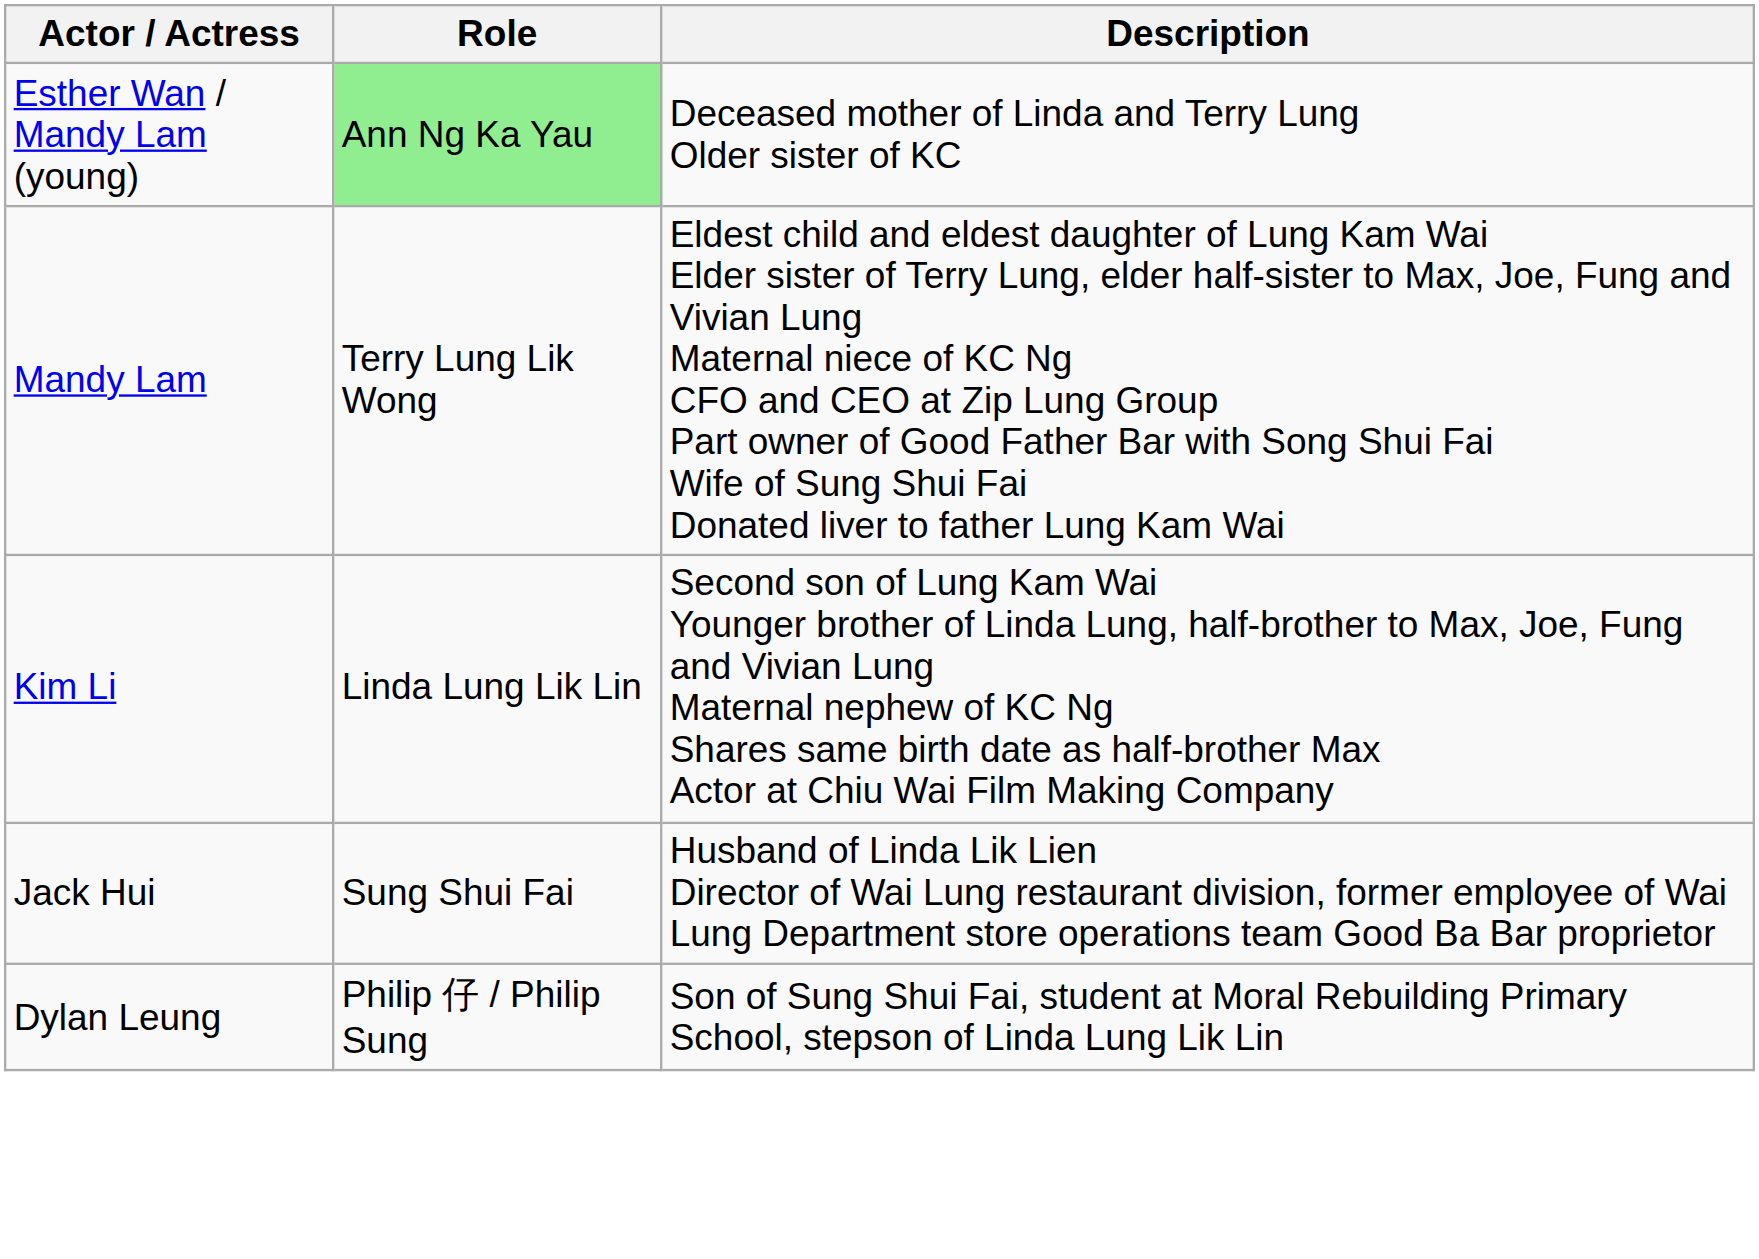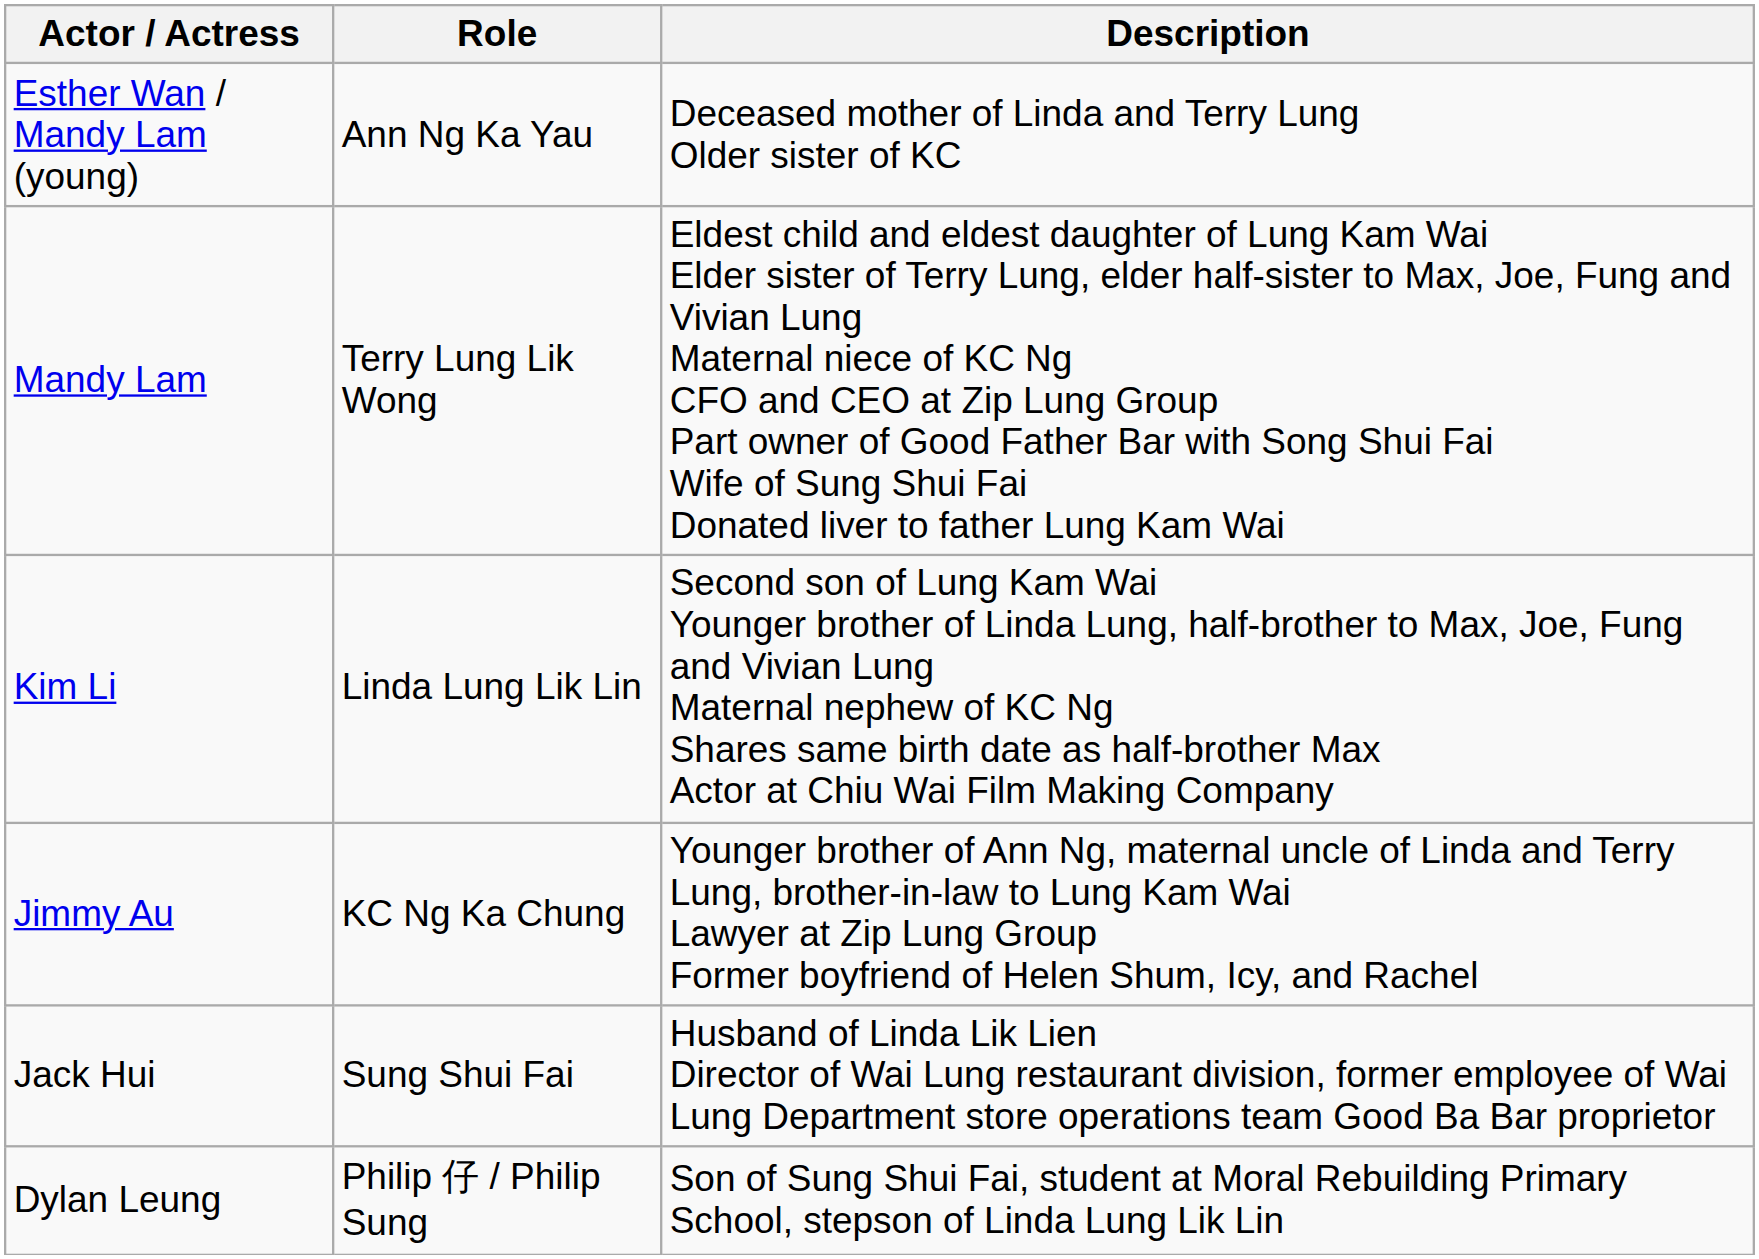(467, 134) lightgreen background -> (467, 134) no background
+ row: (94, 912)
